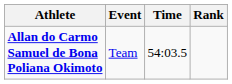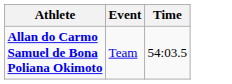- column: (209, 15)
